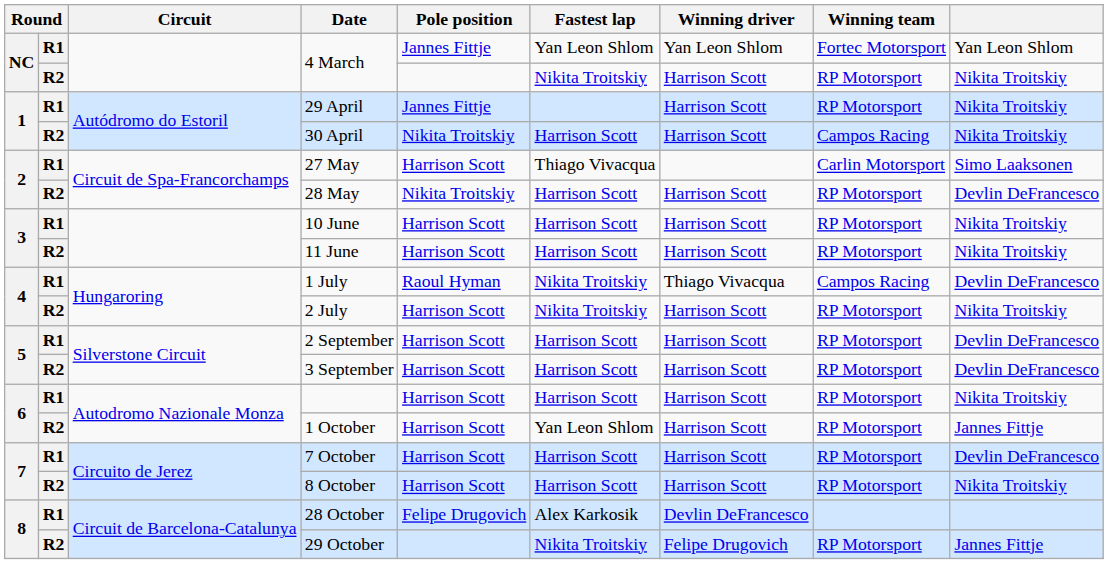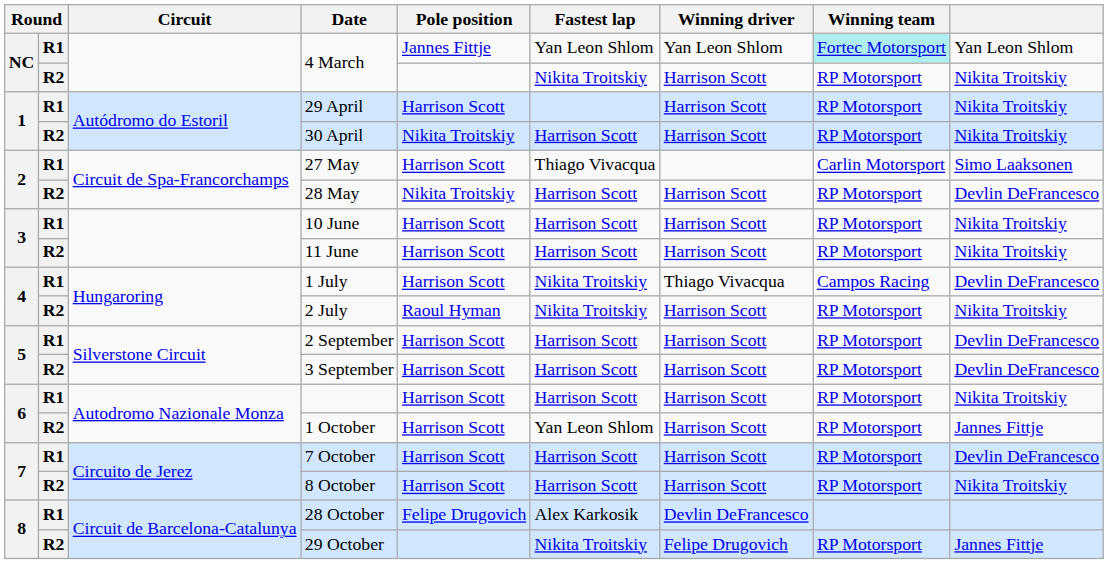(881, 47) no background -> (881, 47) paleturquoise background
(446, 106) Jannes Fittje -> (453, 106) Harrison Scott
(873, 135) Campos Racing -> (869, 135) RP Motorsport
(451, 281) Raoul Hyman -> (453, 281) Harrison Scott
(453, 310) Harrison Scott -> (451, 310) Raoul Hyman
